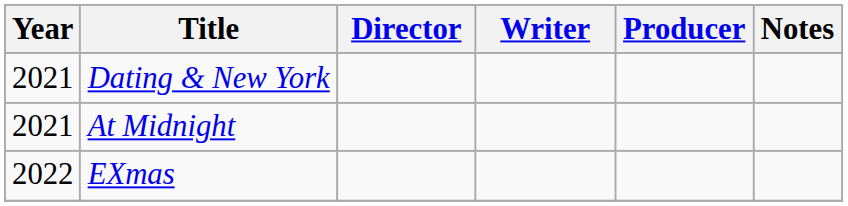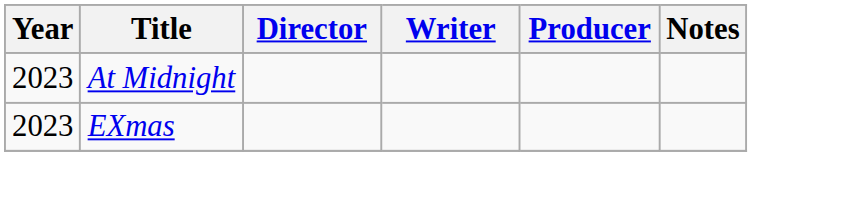- row: (209, 77)
(43, 126) 2021 -> (43, 77) 2023
(43, 175) 2022 -> (43, 126) 2023
